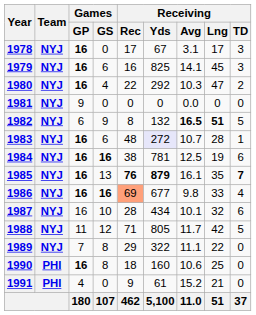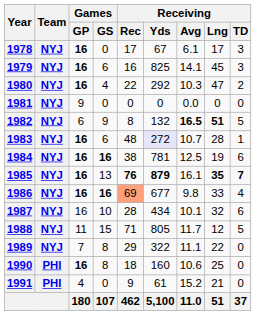(191, 49) 3.1 -> (191, 49) 6.1
(217, 175) normal -> (217, 175) bold
(105, 229) 12 -> (105, 229) 15
(217, 229) 42 -> (217, 229) 12
